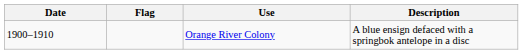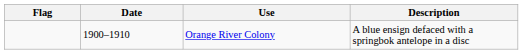columns swapped: (145, 12) <-> (55, 12)
